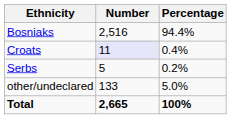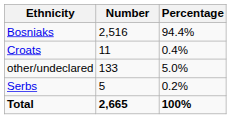(105, 50) lavender background -> (105, 50) no background
rows swapped: (22, 68) <-> (50, 86)
